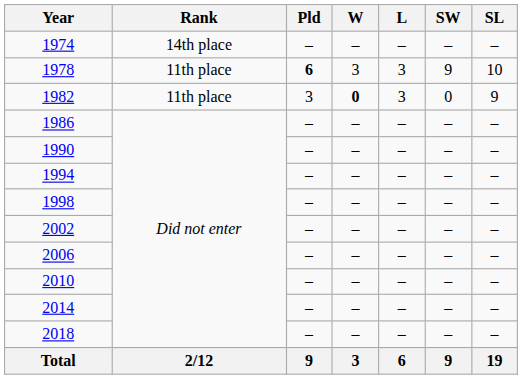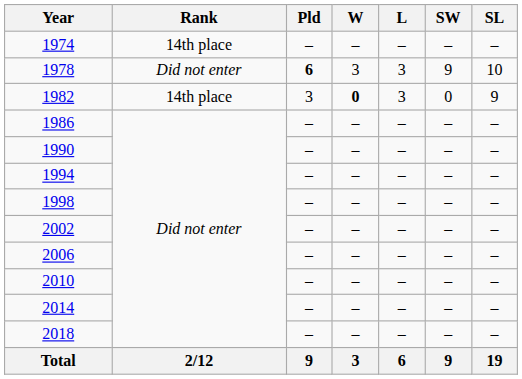(199, 70) 11th place -> (199, 70) Did not enter
(199, 97) 11th place -> (199, 97) 14th place
